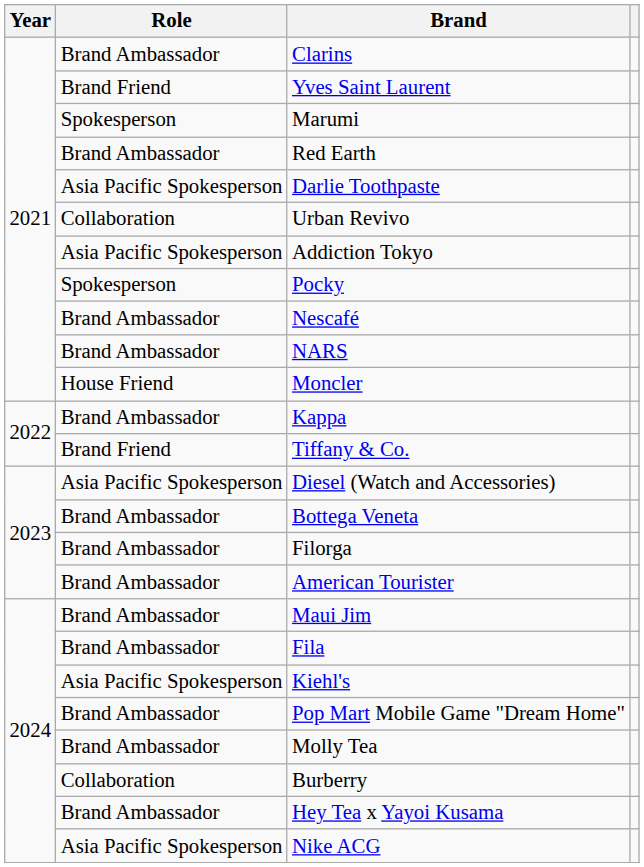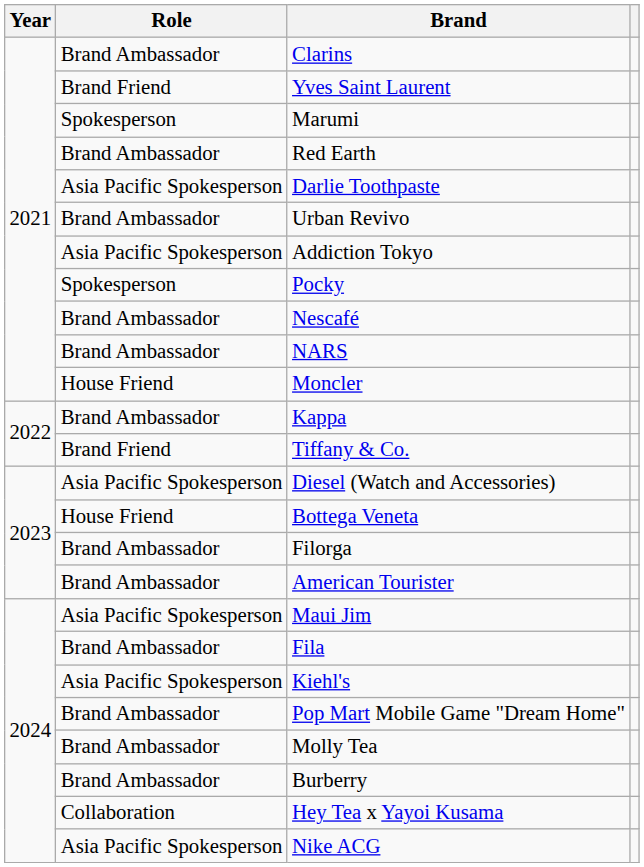(118, 218) Collaboration -> (140, 218) Brand Ambassador
(140, 515) Brand Ambassador -> (117, 515) House Friend
(140, 614) Brand Ambassador -> (172, 614) Asia Pacific Spokesperson
(118, 779) Collaboration -> (140, 779) Brand Ambassador
(140, 812) Brand Ambassador -> (118, 812) Collaboration
